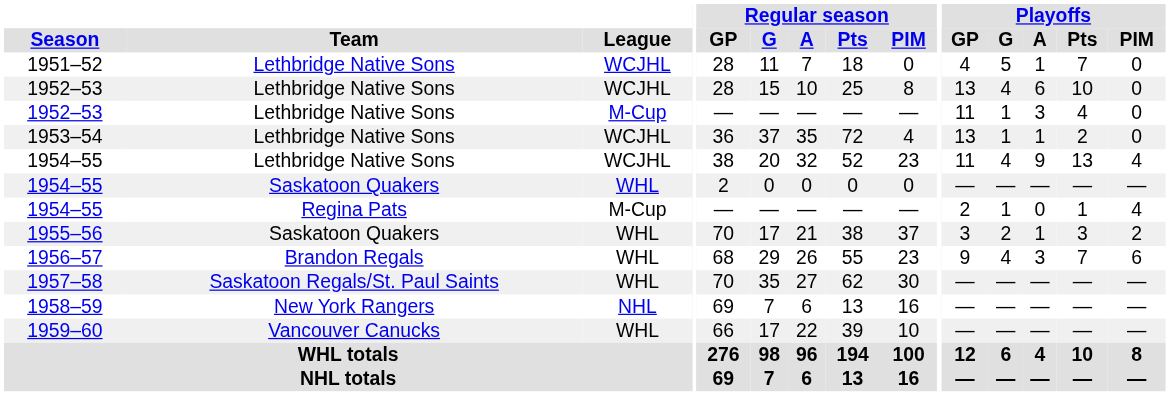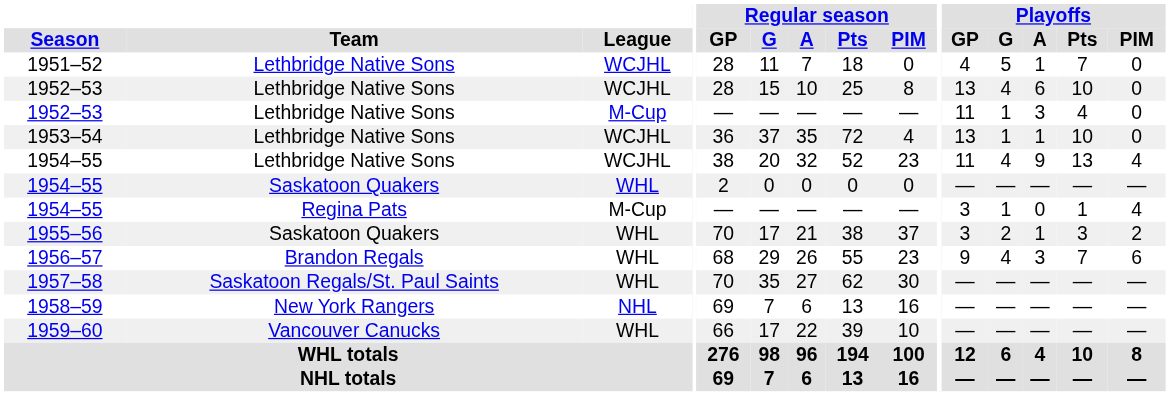(1082, 136) 2 -> (1082, 136) 10
(965, 209) 2 -> (965, 209) 3
